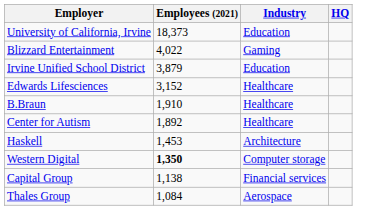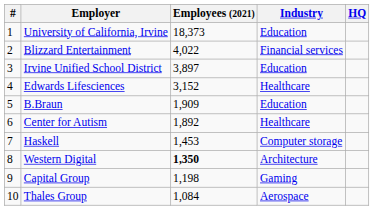+ column: (13, 13)
(262, 50) Gaming -> (301, 50) Financial services
(169, 68) 3,879 -> (186, 68) 3,897
(169, 104) 1,910 -> (186, 104) 1,909
(268, 104) Healthcare -> (283, 104) Education
(272, 141) Architecture -> (301, 141) Computer storage
(284, 159) Computer storage -> (289, 159) Architecture
(169, 178) 1,138 -> (186, 178) 1,198
(285, 178) Financial services -> (279, 178) Gaming
